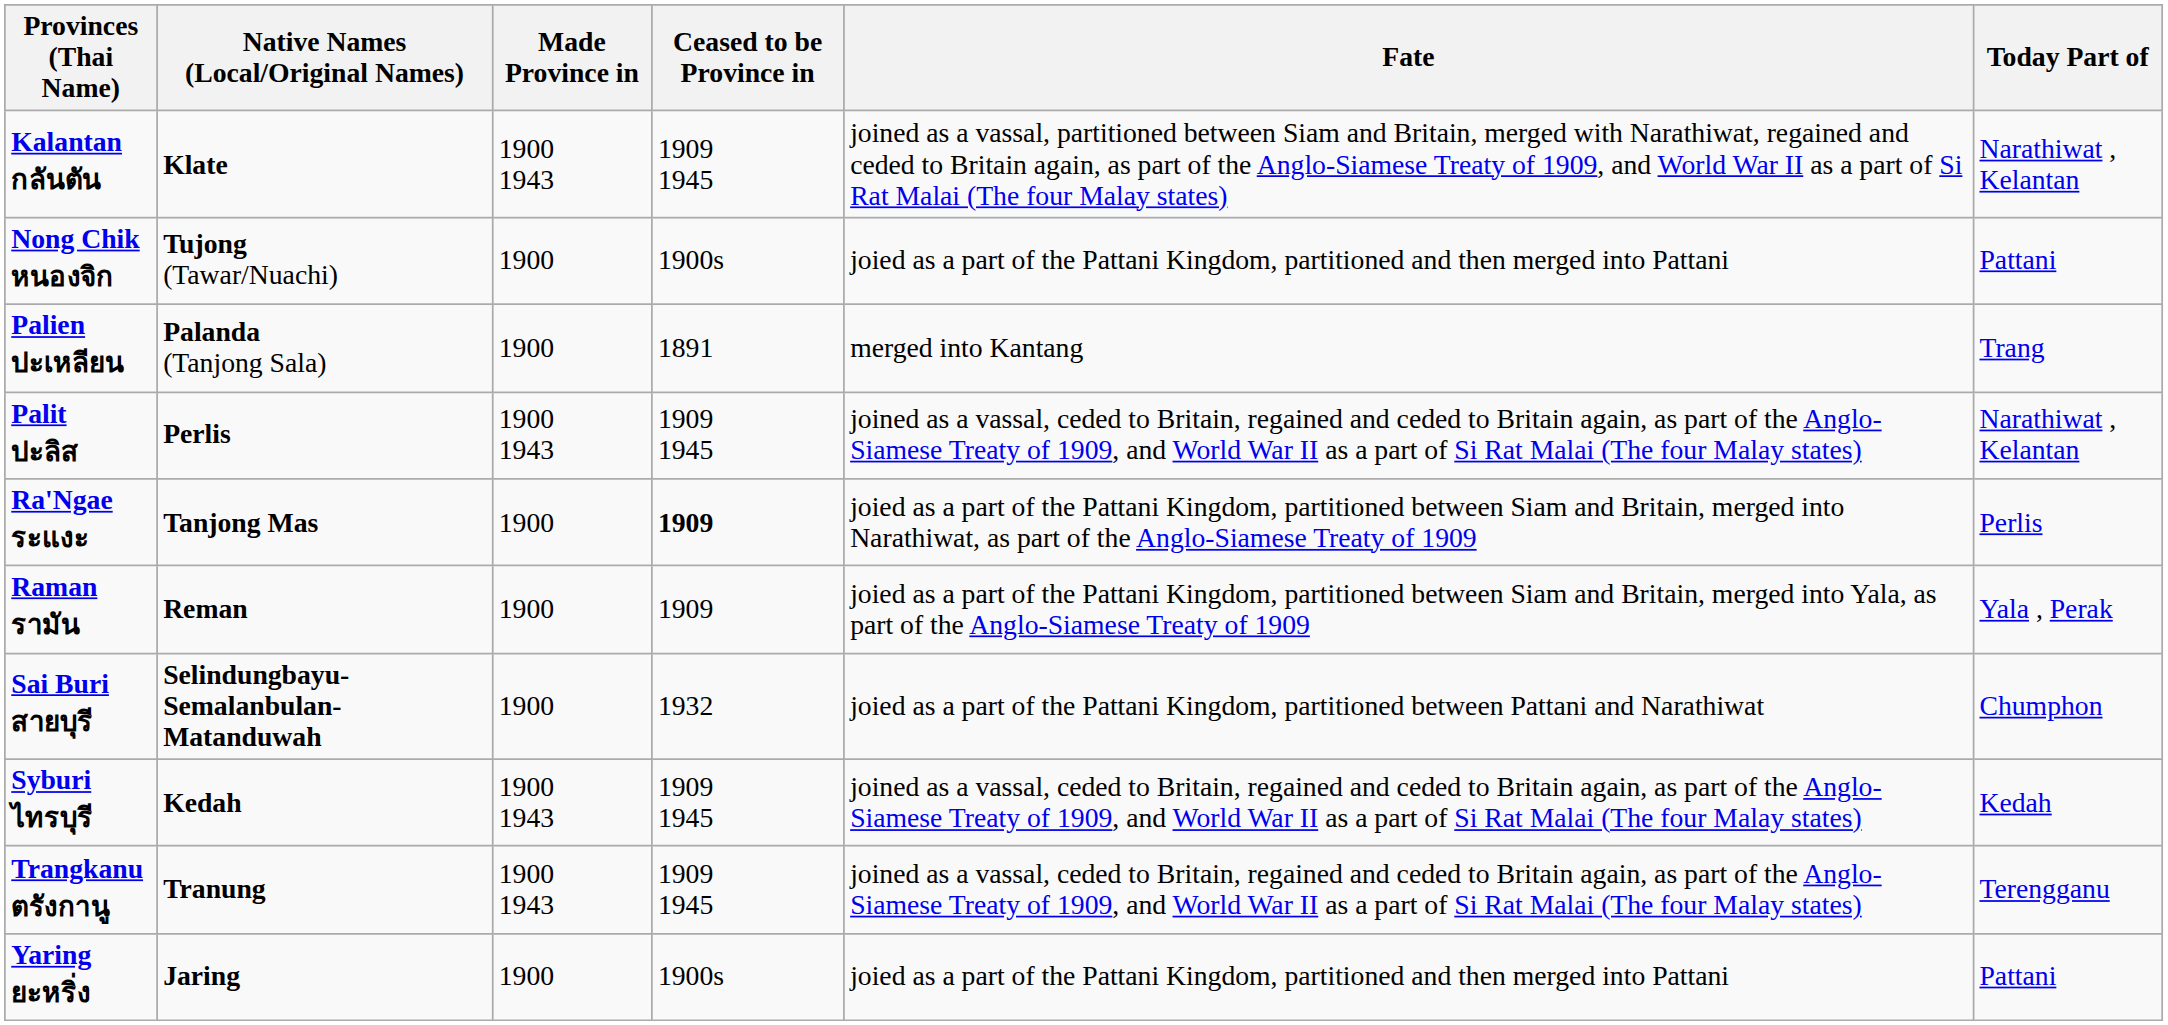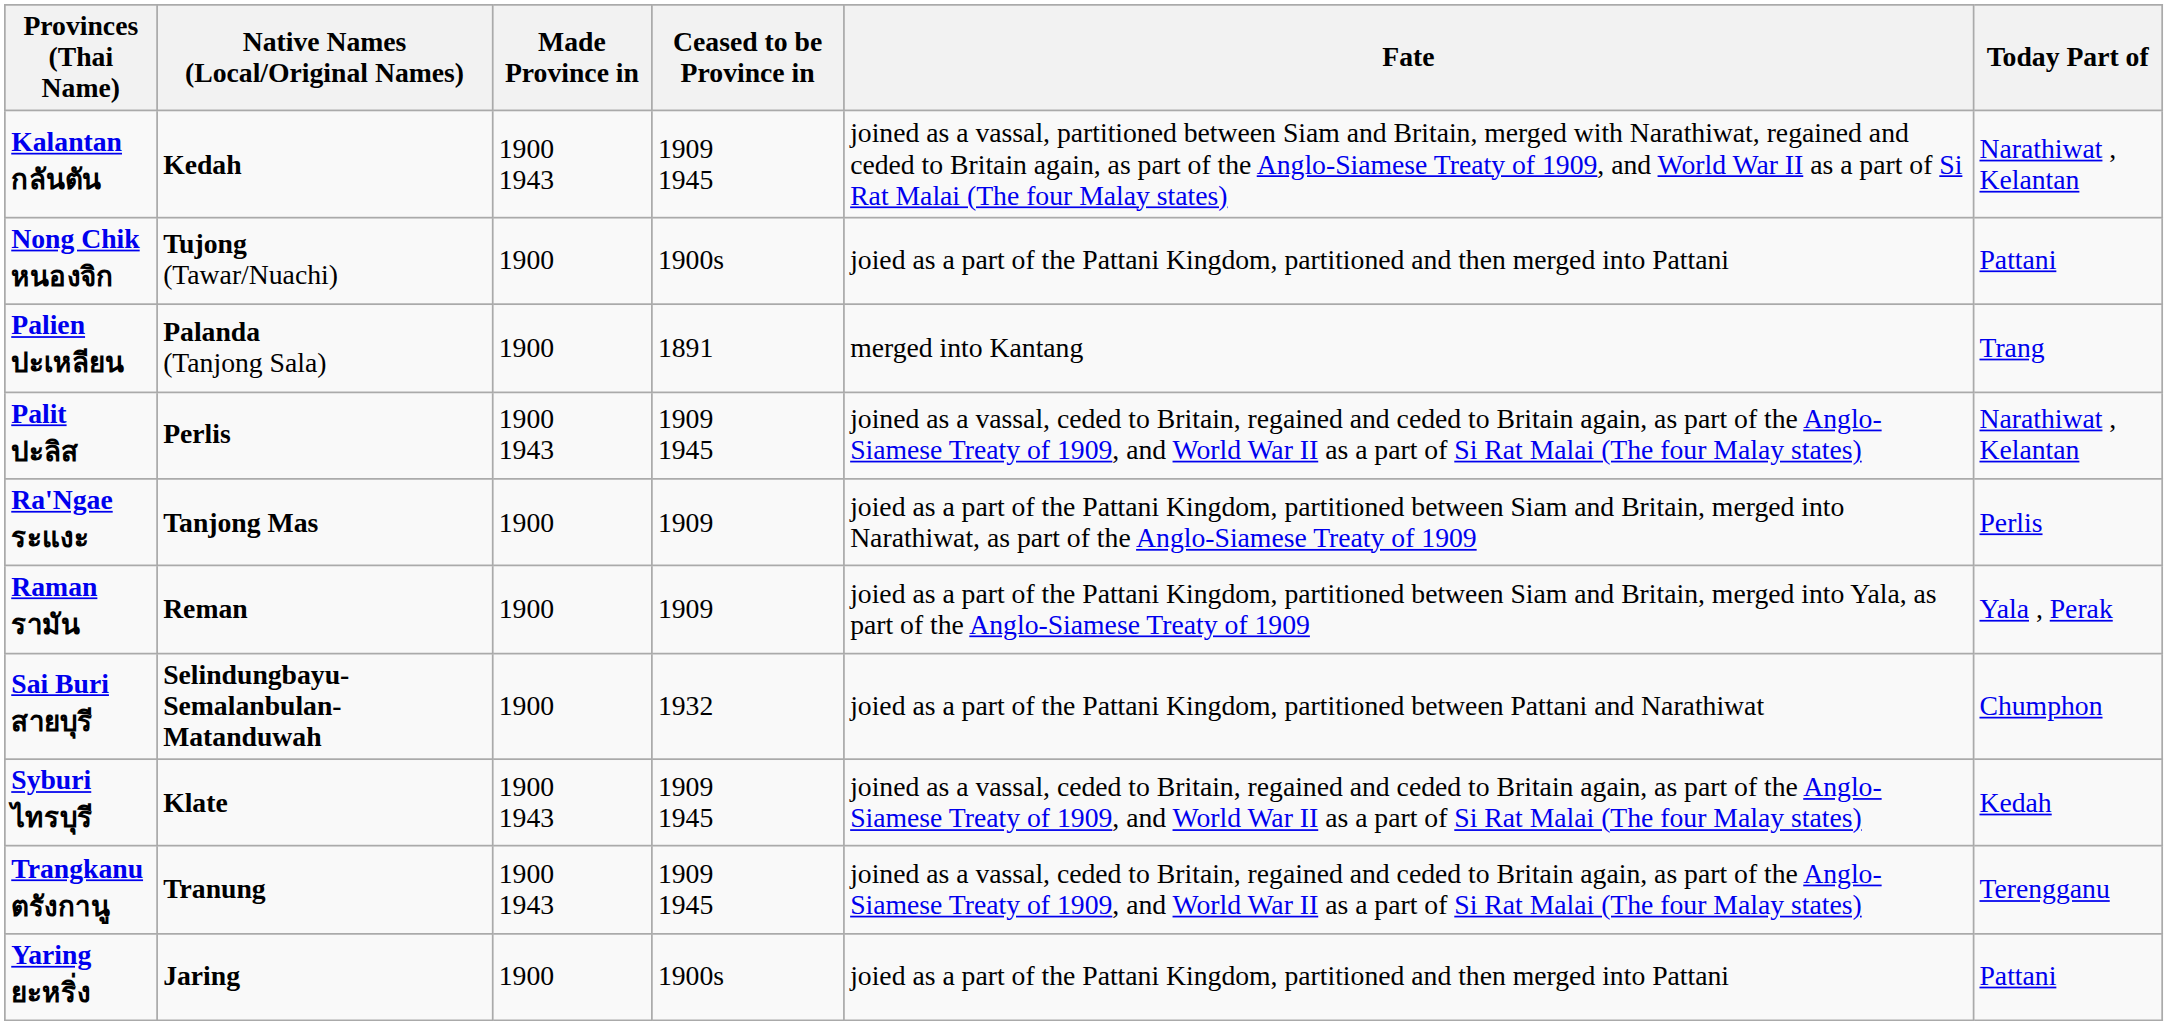(195, 163) Klate -> (202, 163) Kedah
(686, 521) bold -> (686, 521) normal
(202, 802) Kedah -> (195, 802) Klate
